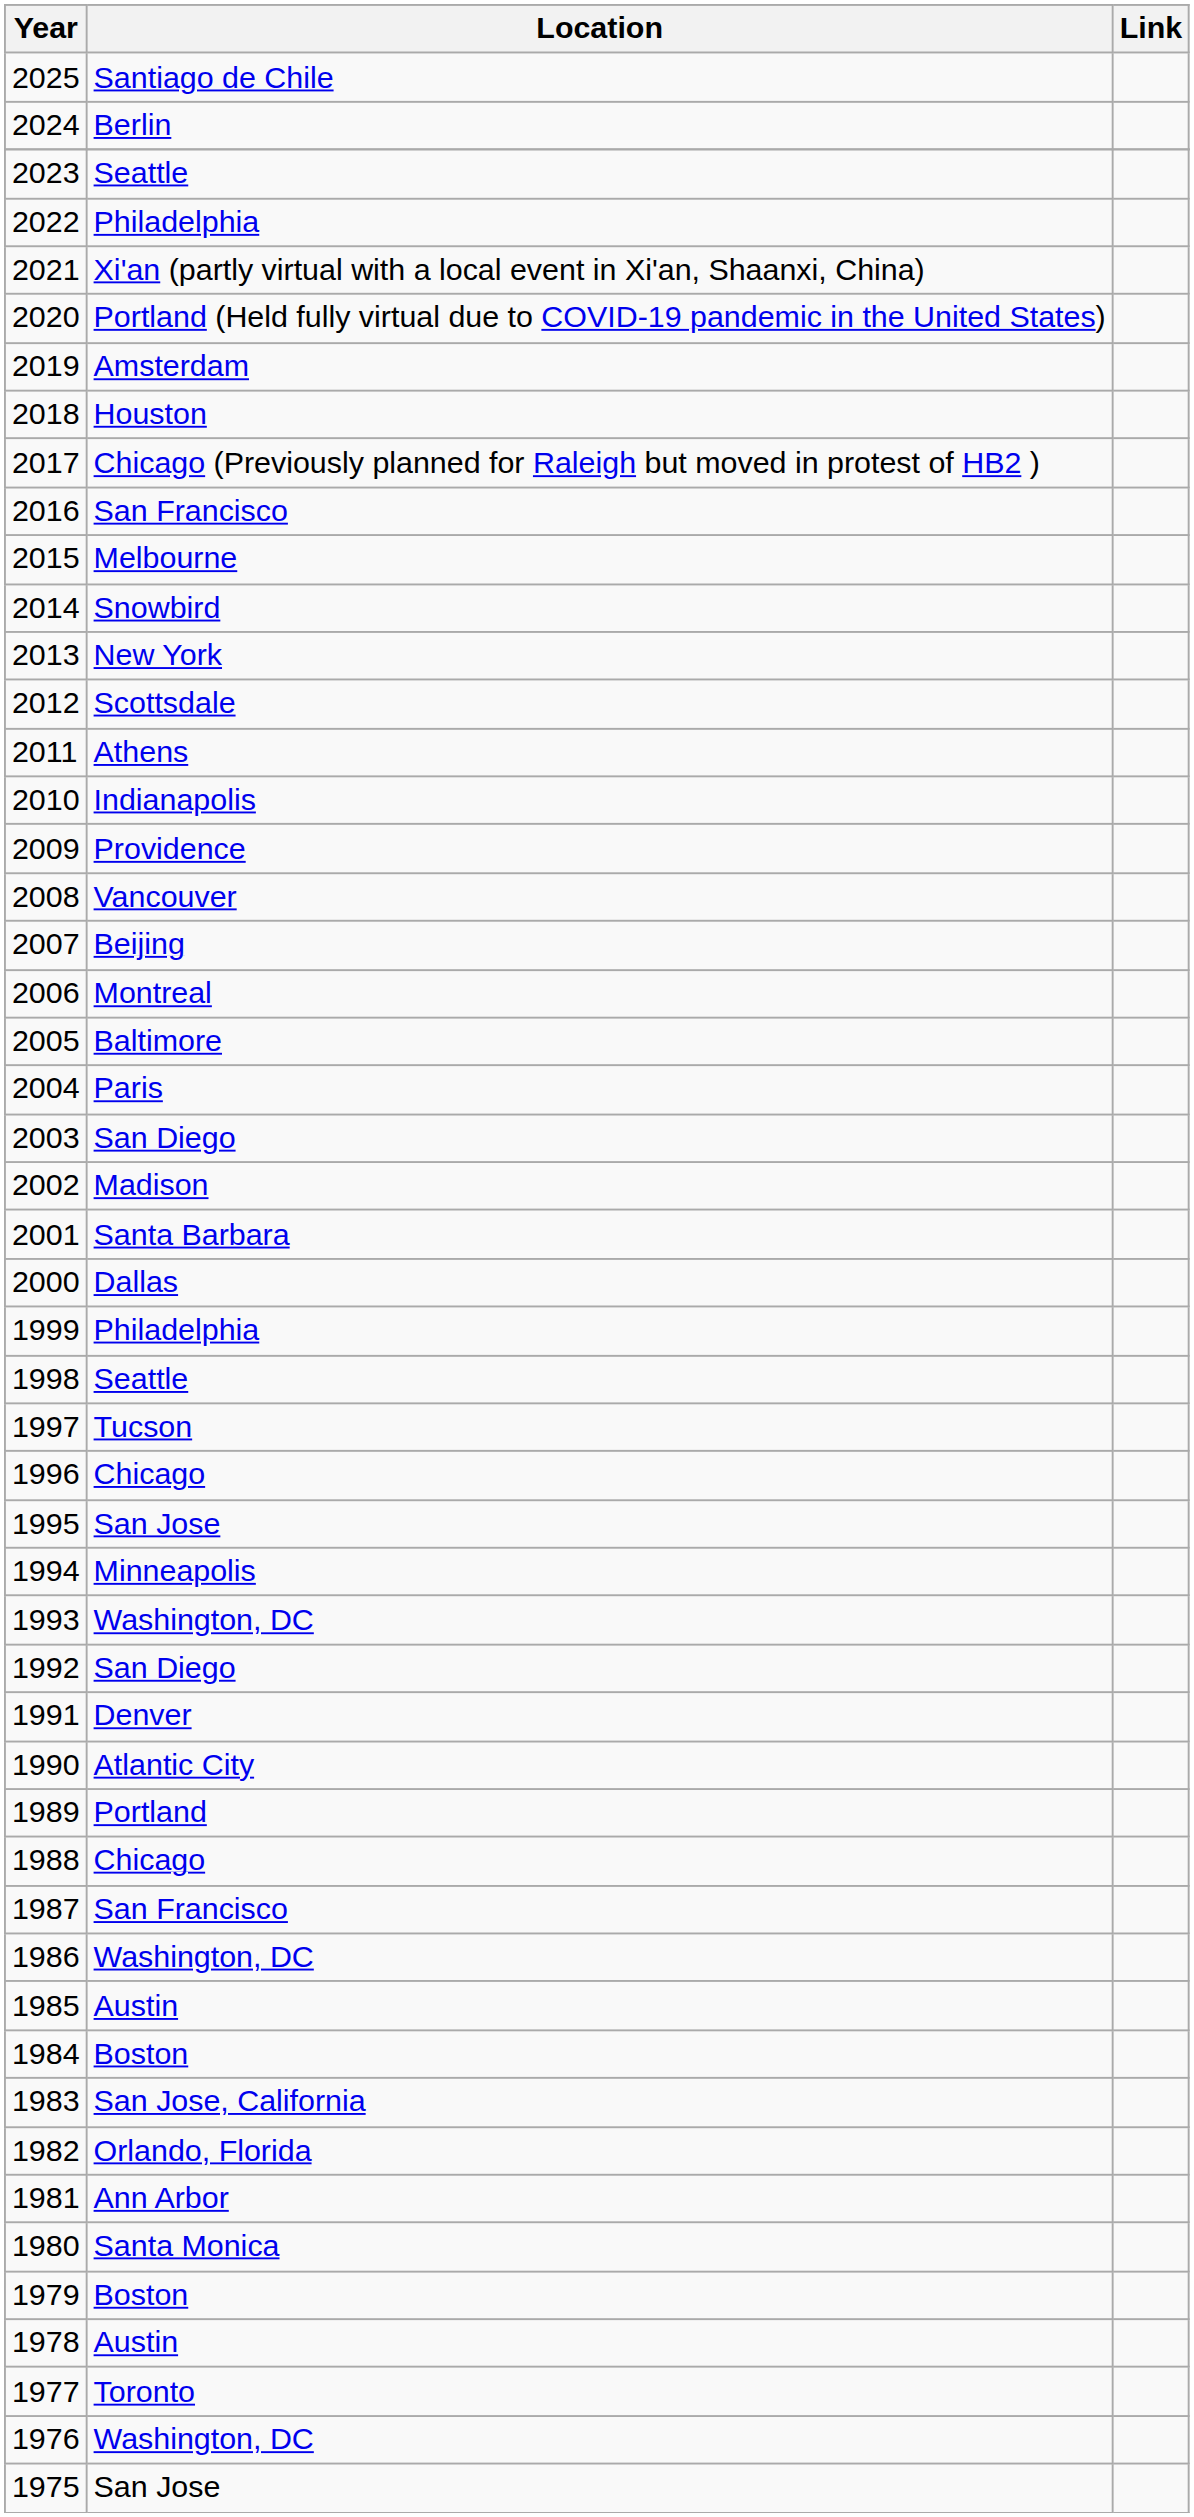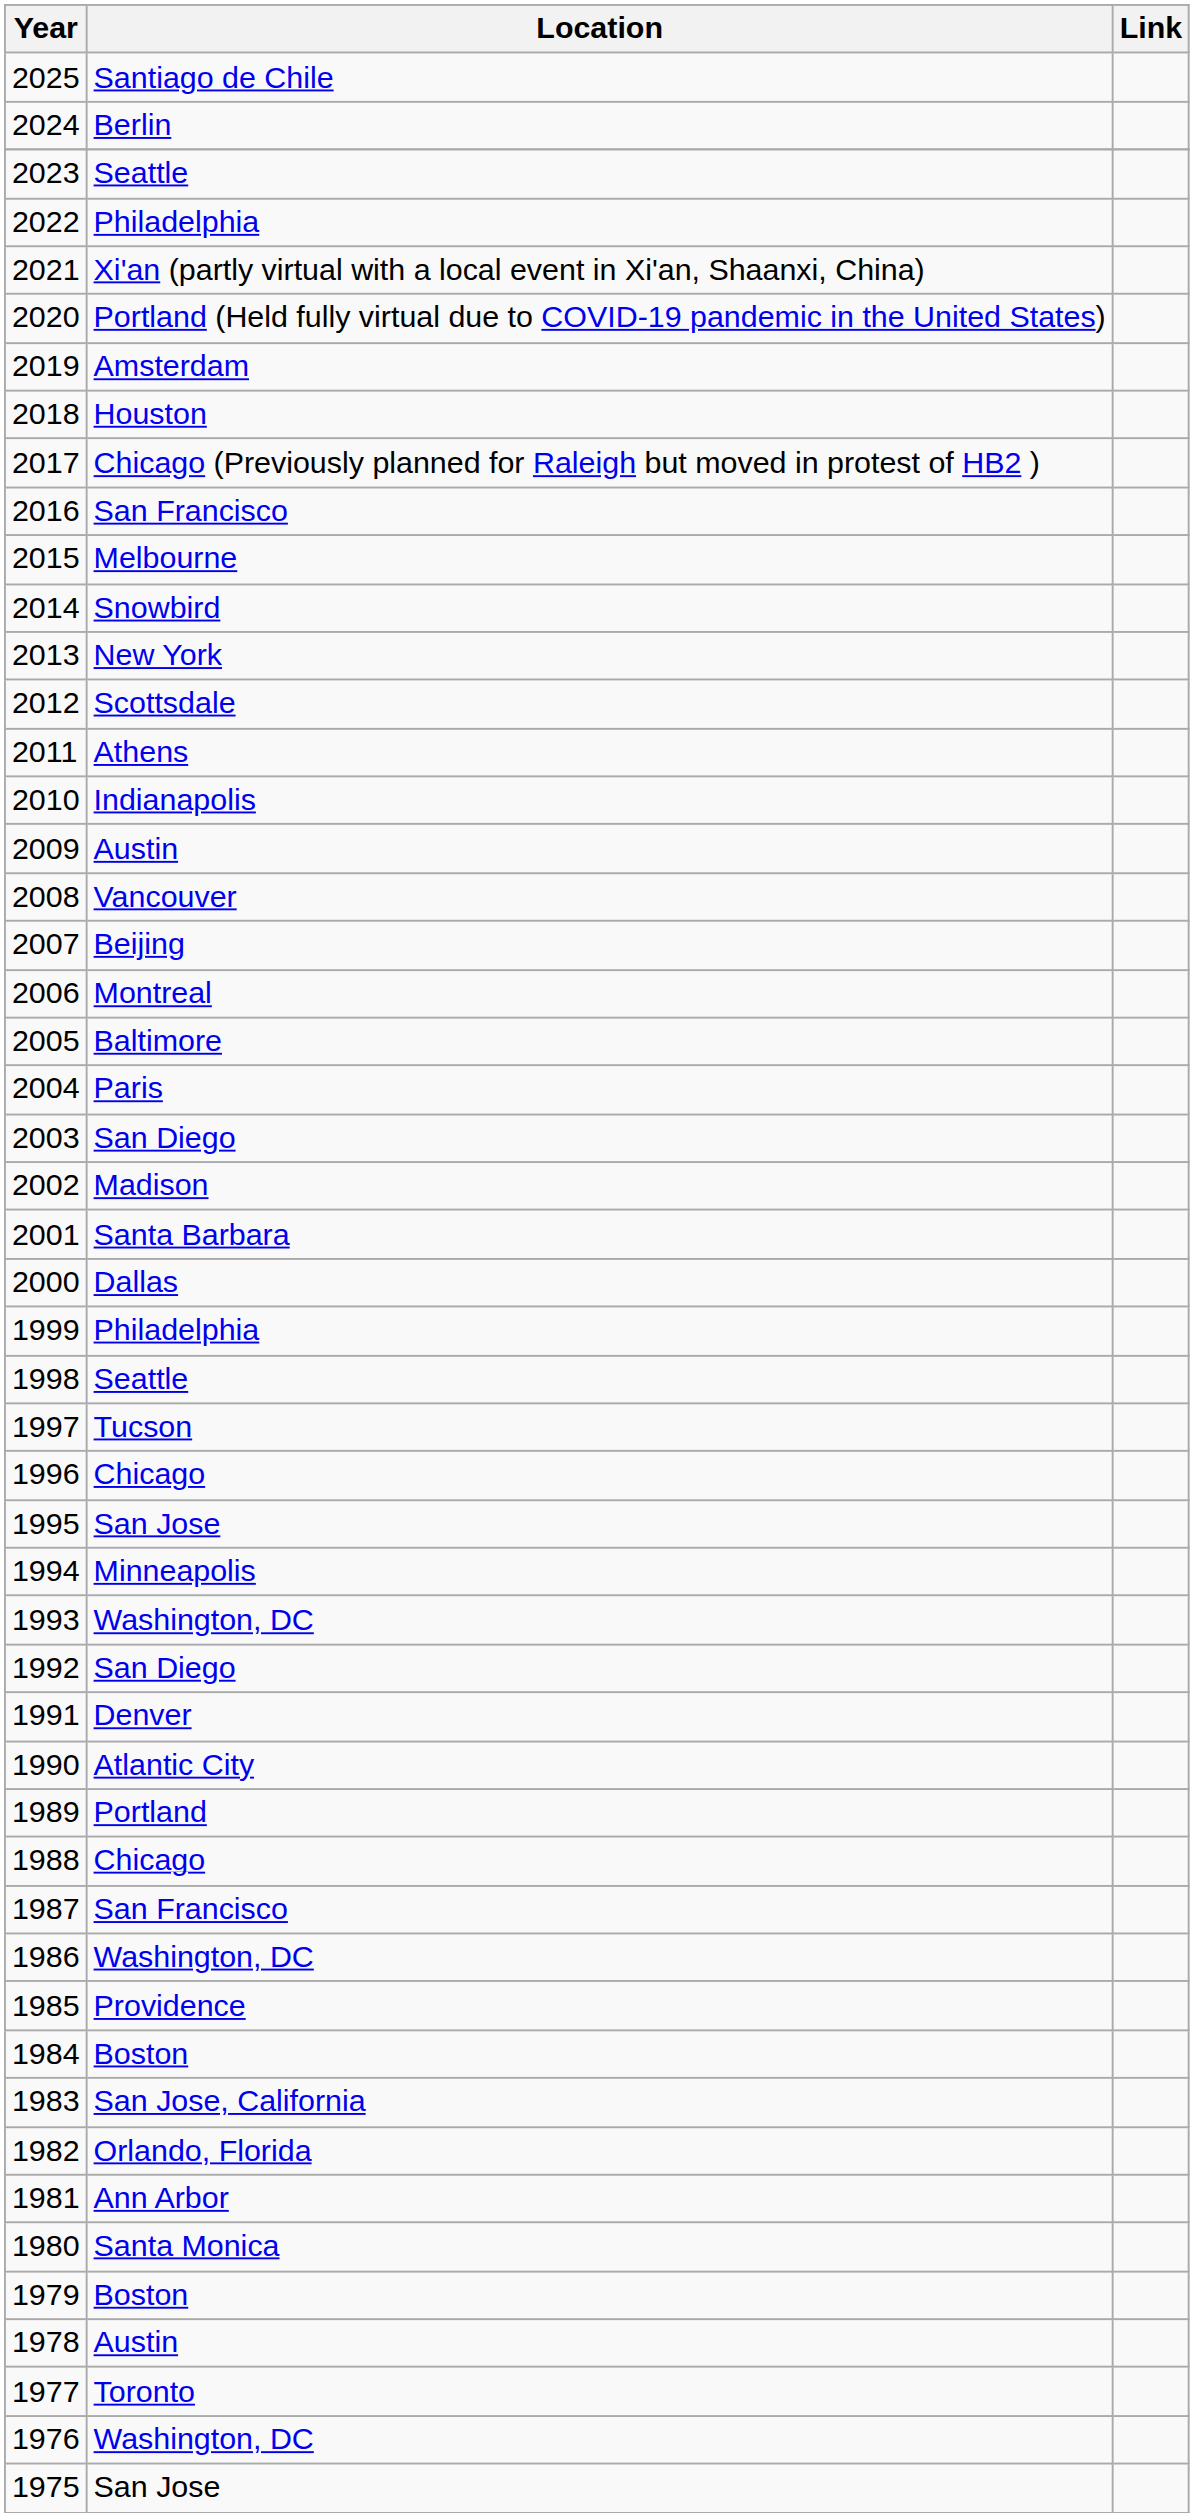(170, 848) Providence -> (136, 848) Austin
(136, 2005) Austin -> (170, 2005) Providence
